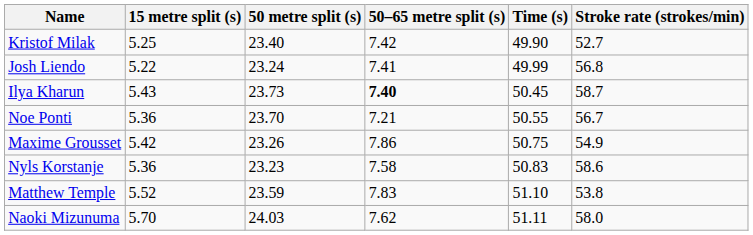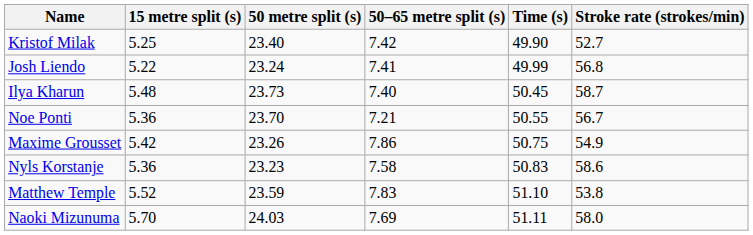(142, 92) 5.43 -> (142, 92) 5.48
(383, 92) bold -> (383, 92) normal
(383, 218) 7.62 -> (383, 218) 7.69
